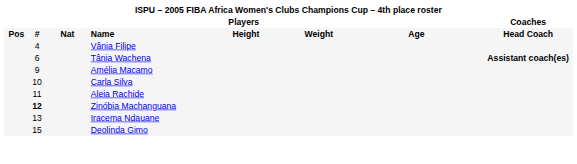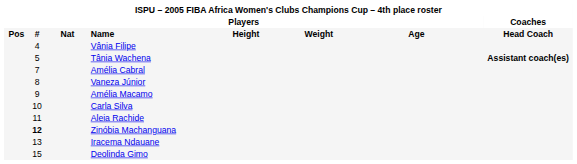(37, 58) 6 -> (37, 58) 5
+ row: (118, 70)
+ row: (118, 82)
